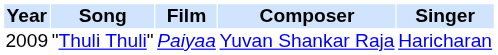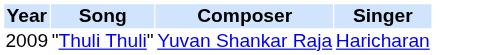- column: (187, 16)
